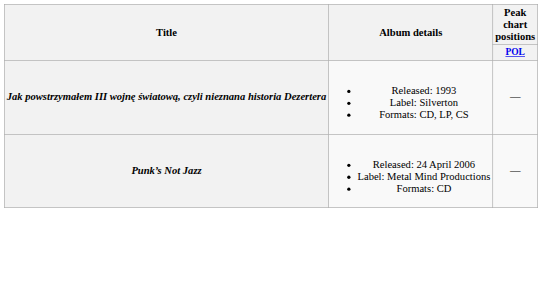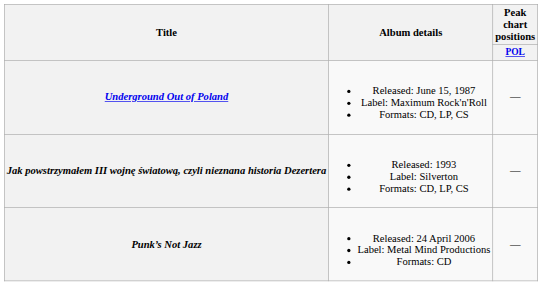+ row: (167, 97)
